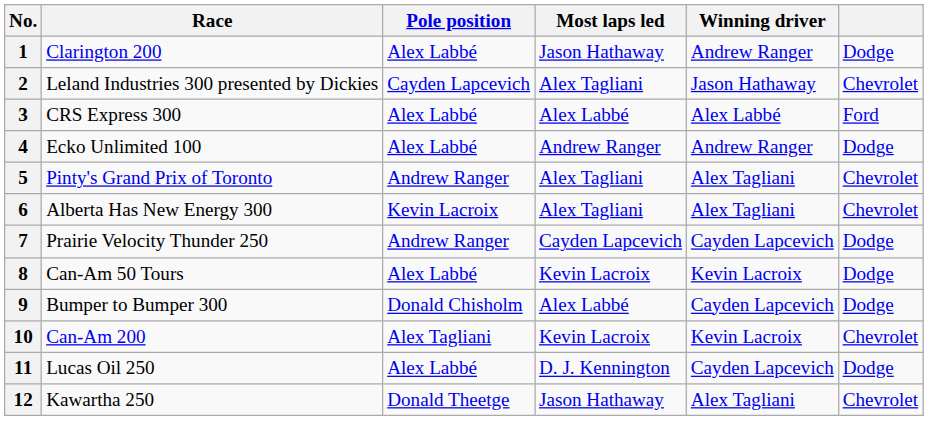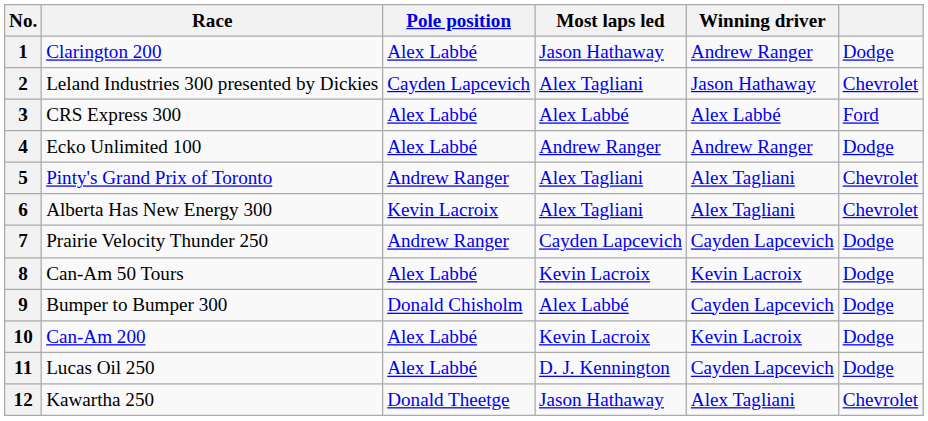(439, 336) Alex Tagliani -> (432, 336) Alex Labbé
(880, 336) Chevrolet -> (868, 336) Dodge
